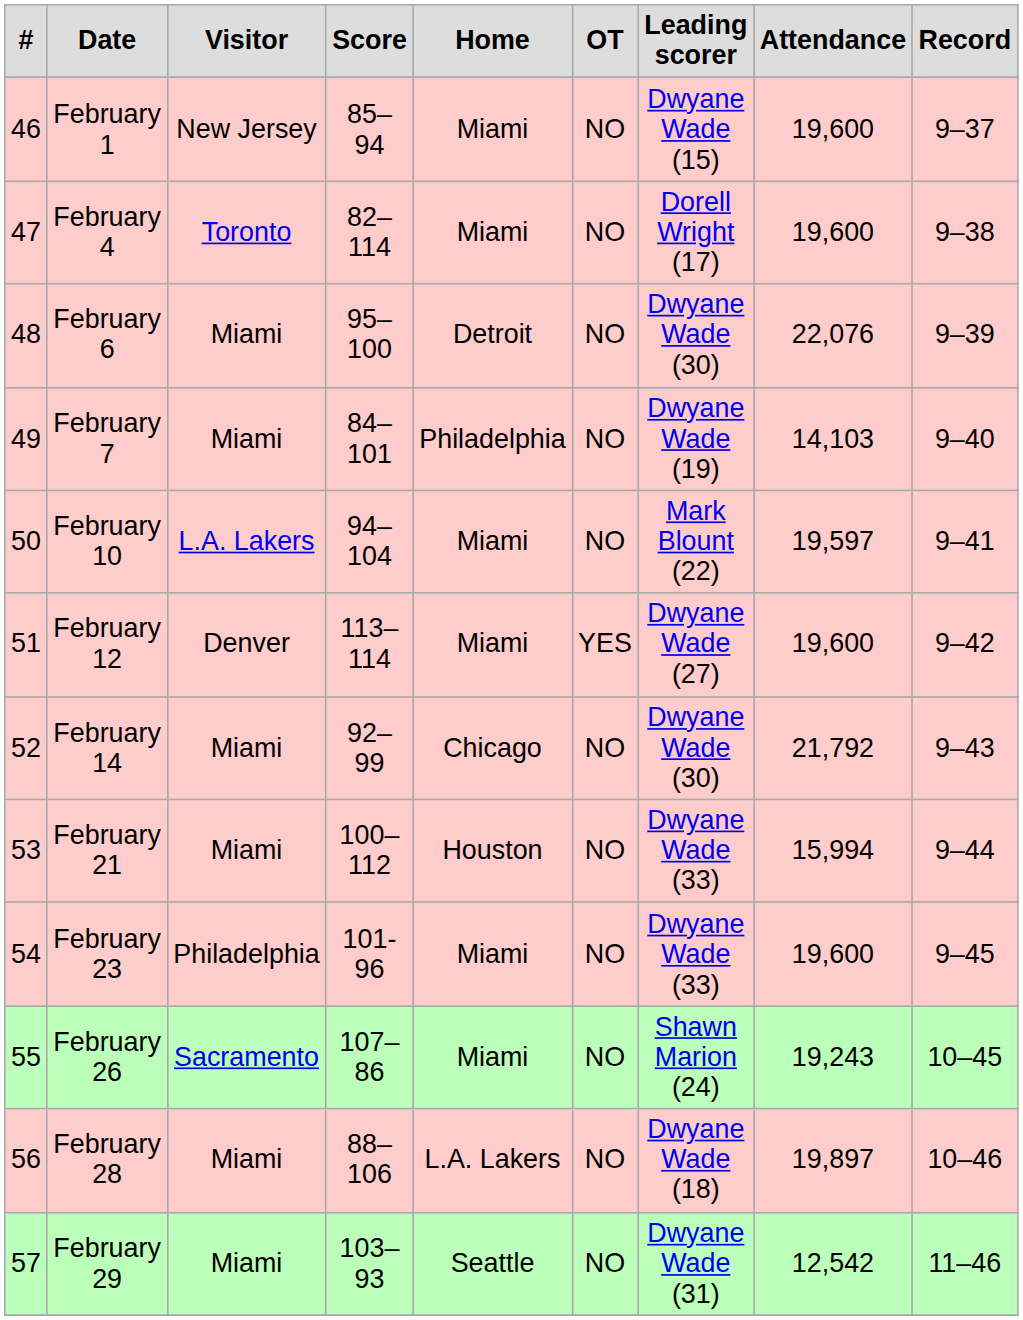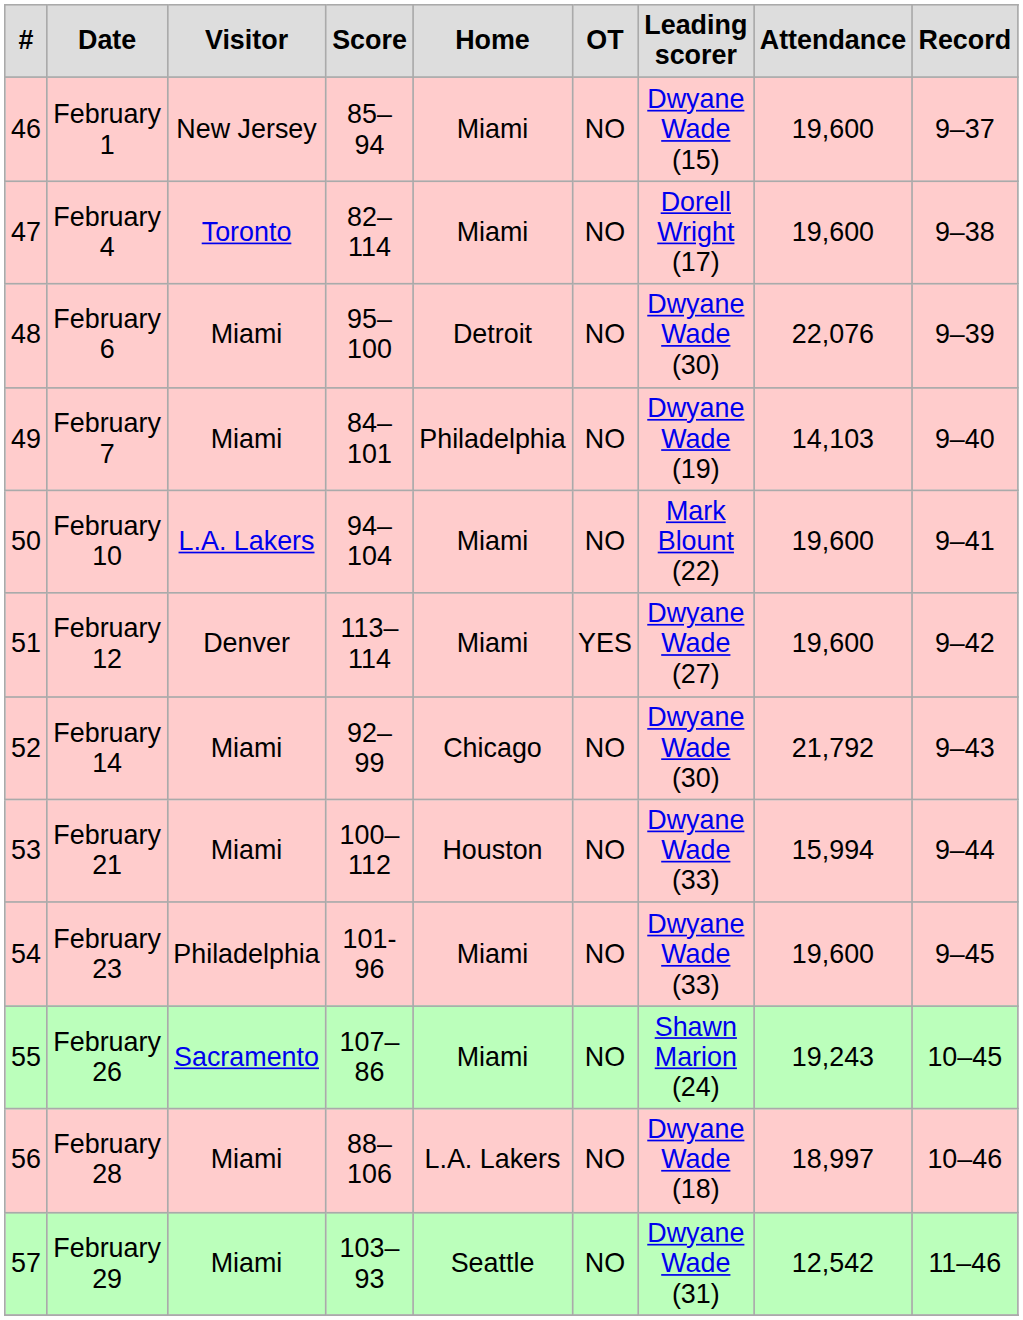(833, 541) 19,597 -> (833, 541) 19,600
(833, 1160) 19,897 -> (833, 1160) 18,997
